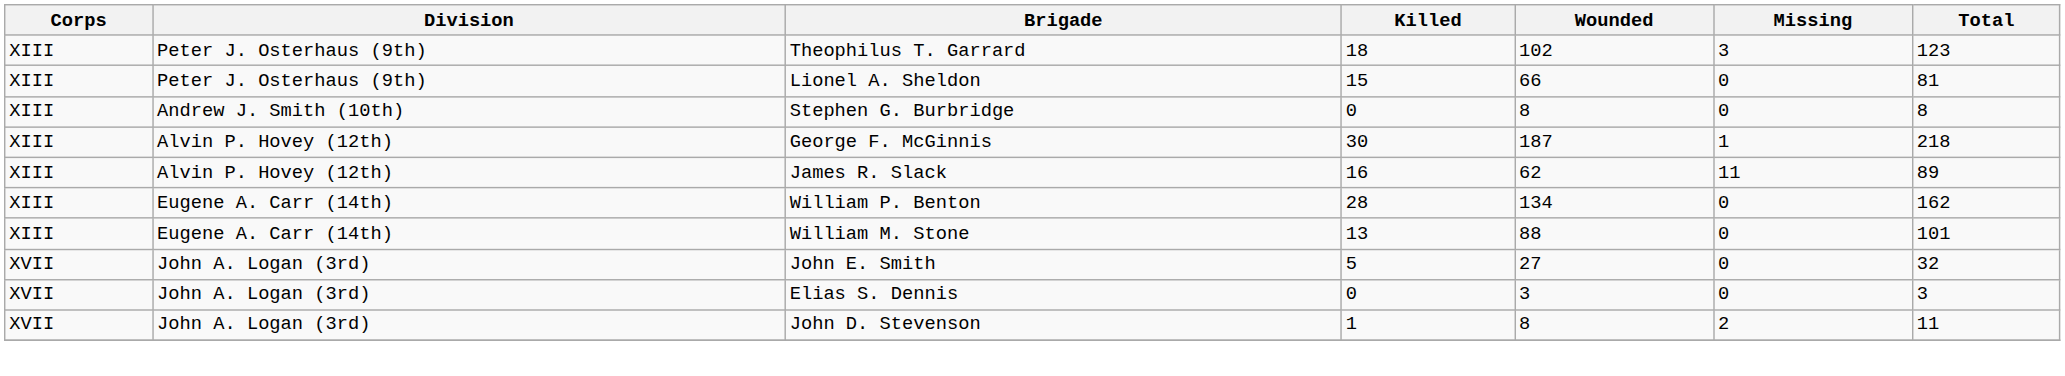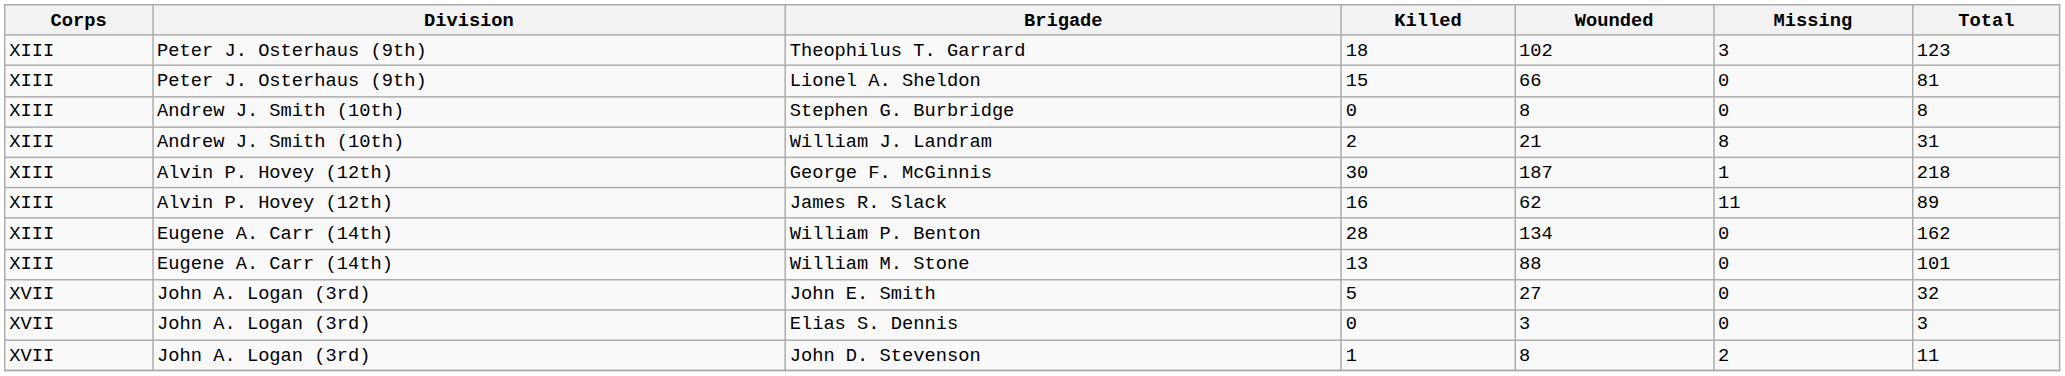+ row: (891, 142)
